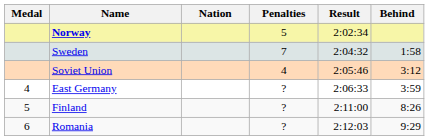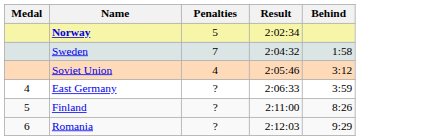- column: (215, 14)
